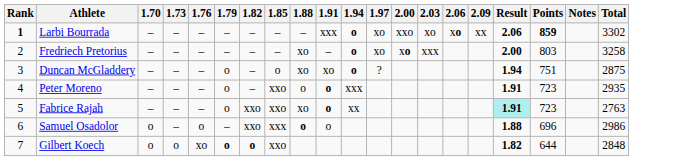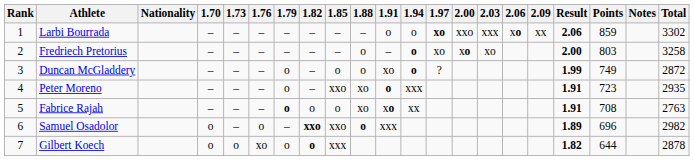+ column: (168, 13)
(20, 32) bold -> (20, 32) normal
(328, 32) xxx -> (388, 32) o
(354, 32) bold -> (414, 32) normal
(379, 32) normal -> (439, 32) bold
(430, 32) xo -> (490, 32) xxx
(548, 32) bold -> (608, 32) normal
(303, 51) xo -> (363, 51) o
(430, 51) xxx -> (490, 51) xo
(303, 70) xo -> (363, 70) o
(512, 70) 1.94 -> (572, 70) 1.99
(548, 70) 751 -> (608, 70) 749
(614, 70) 2875 -> (674, 70) 2872
(303, 88) o -> (363, 88) xo
(227, 107) normal -> (287, 107) bold
(252, 107) xxo -> (312, 107) o
(278, 107) xxo -> (338, 107) o
(328, 107) o -> (388, 107) xo
(512, 107) paleturquoise background -> (572, 107) no background
(548, 107) 723 -> (608, 107) 708
(252, 126) normal -> (312, 126) bold
(278, 126) xxx -> (338, 126) xxo
(328, 126) o -> (388, 126) xxx
(512, 126) 1.88 -> (572, 126) 1.89
(614, 126) 2986 -> (674, 126) 2982
(227, 145) bold -> (287, 145) normal
(278, 145) xxo -> (338, 145) xxx
(614, 145) 2848 -> (674, 145) 2878
